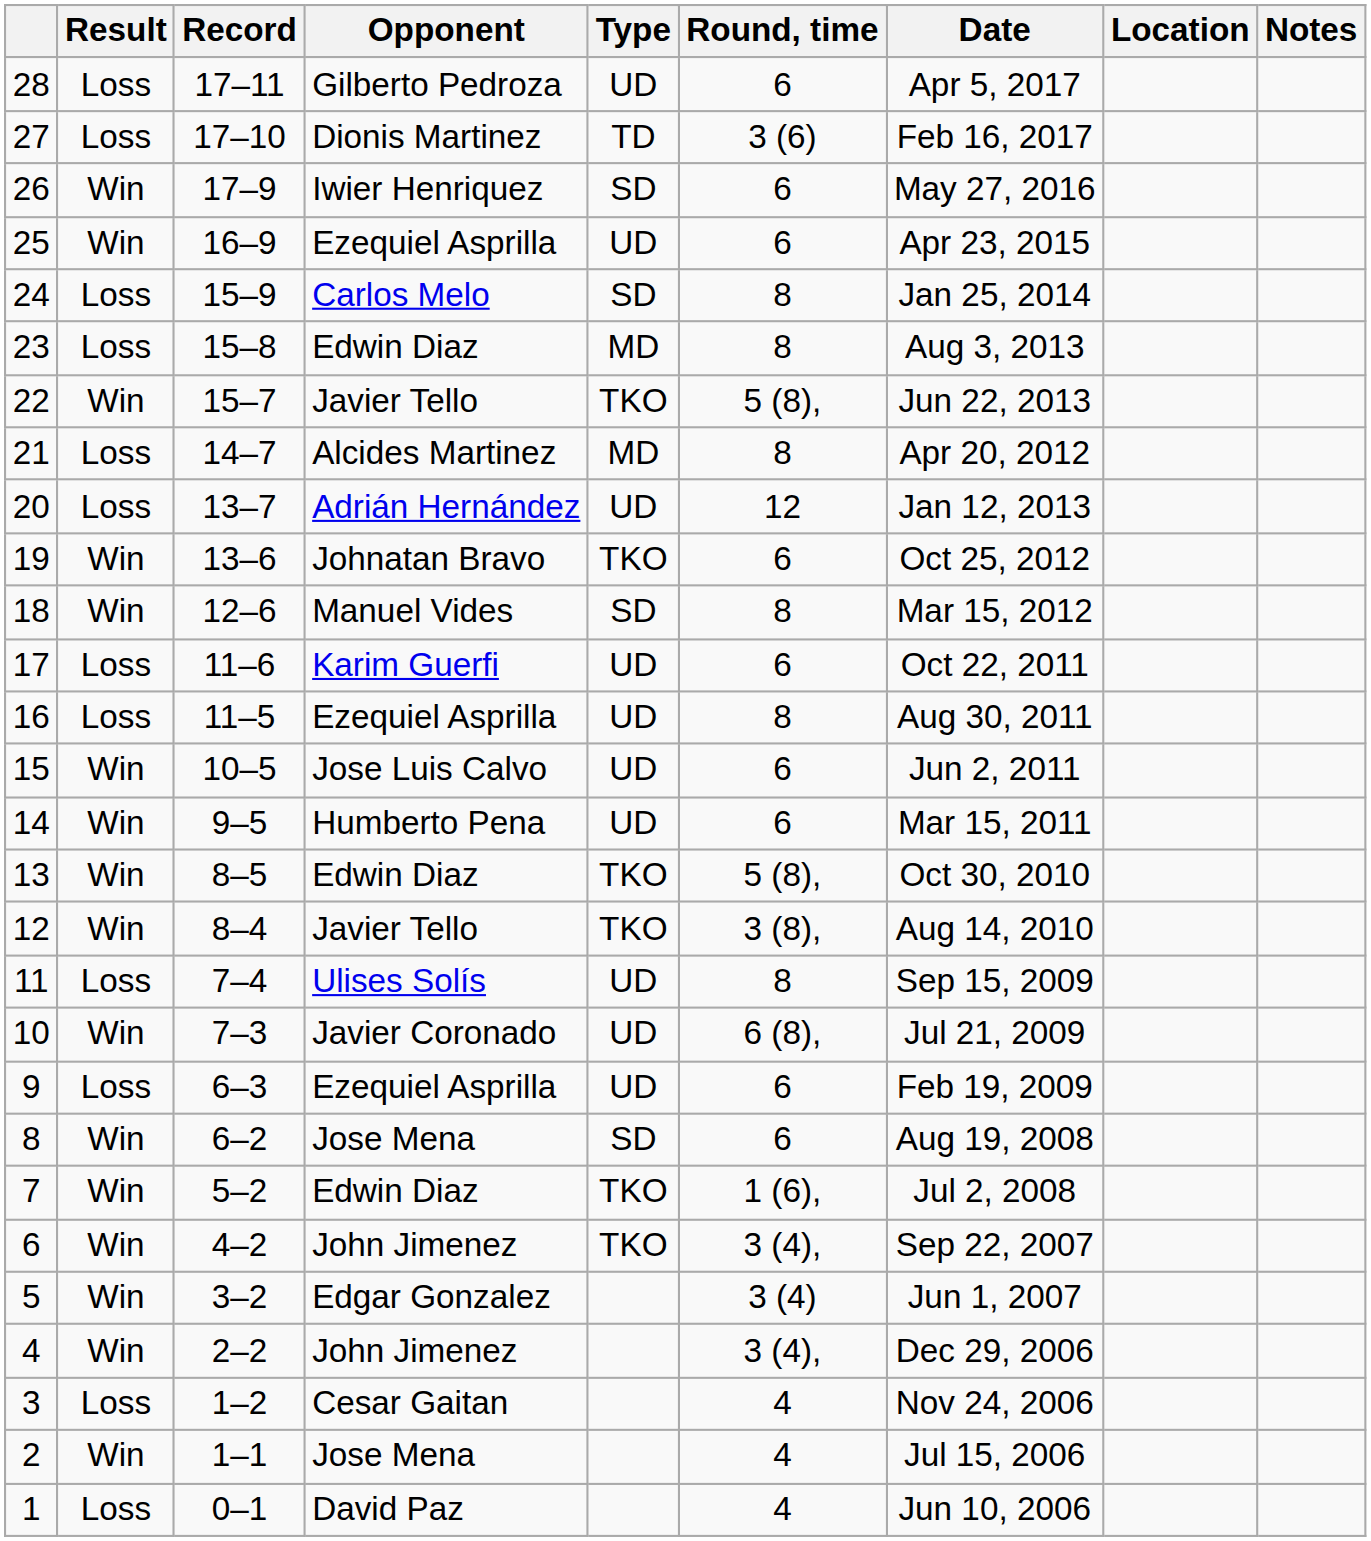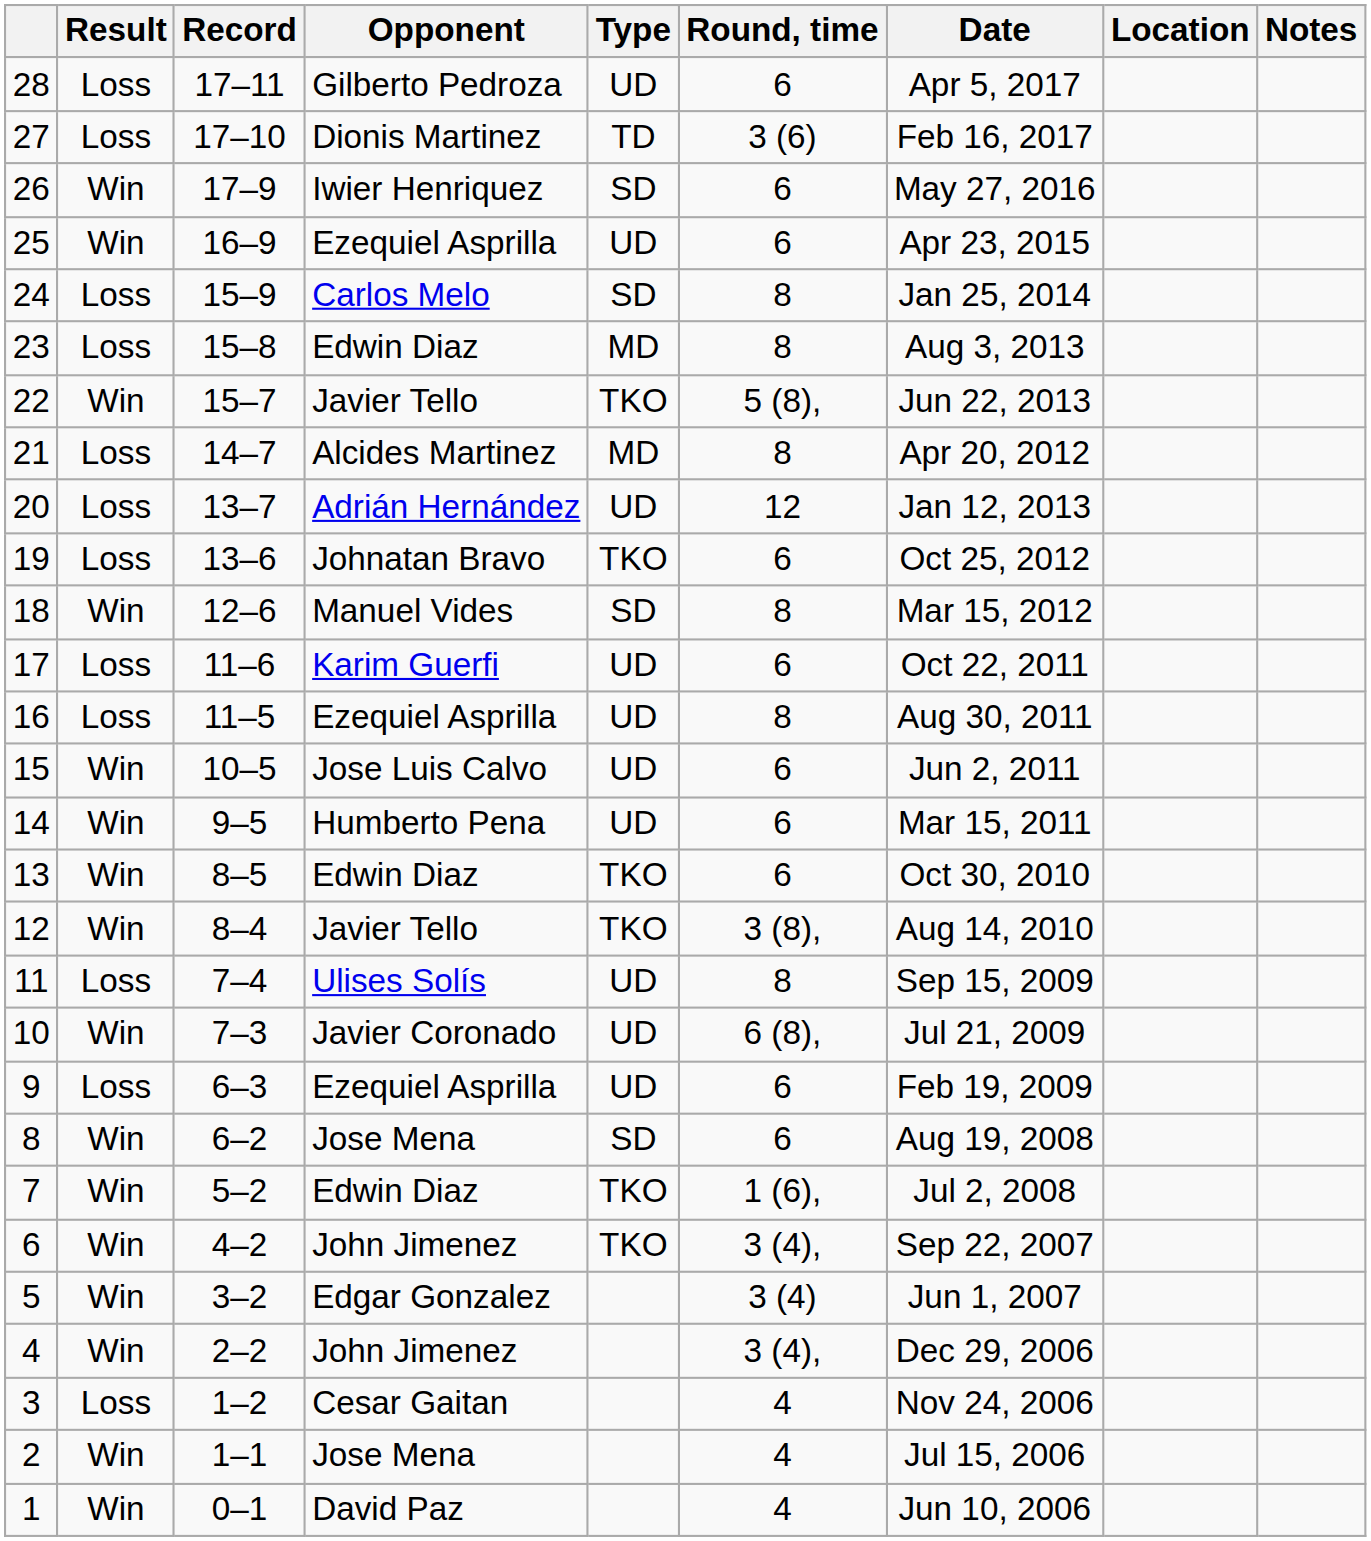(116, 558) Win -> (116, 558) Loss
(782, 875) 5 (8), -> (782, 875) 6
(116, 1508) Loss -> (116, 1508) Win
